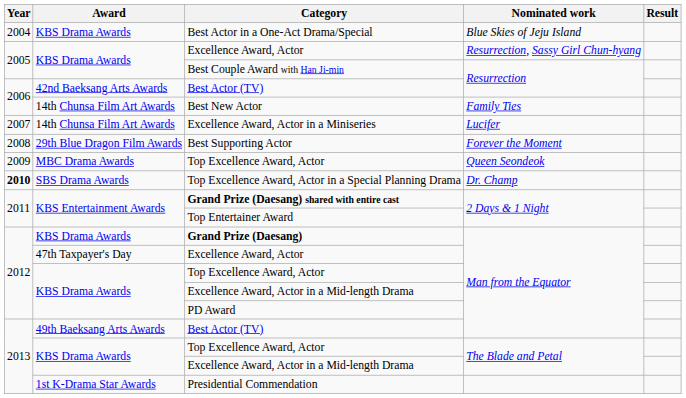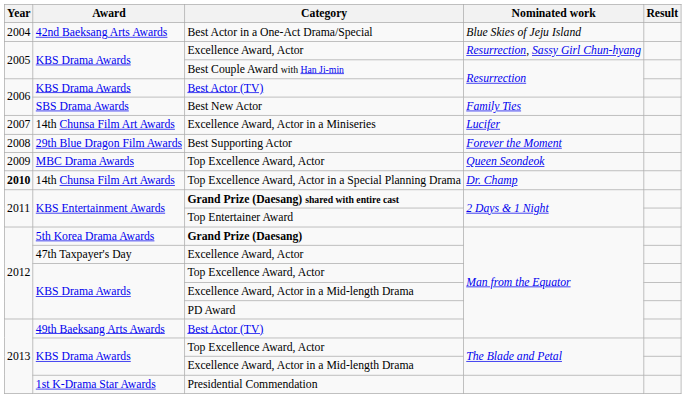(83, 32) KBS Drama Awards -> (102, 32) 42nd Baeksang Arts Awards
(102, 87) 42nd Baeksang Arts Awards -> (83, 87) KBS Drama Awards
(105, 106) 14th Chunsa Film Art Awards -> (82, 106) SBS Drama Awards
(82, 180) SBS Drama Awards -> (105, 180) 14th Chunsa Film Art Awards
(83, 236) KBS Drama Awards -> (95, 236) 5th Korea Drama Awards
